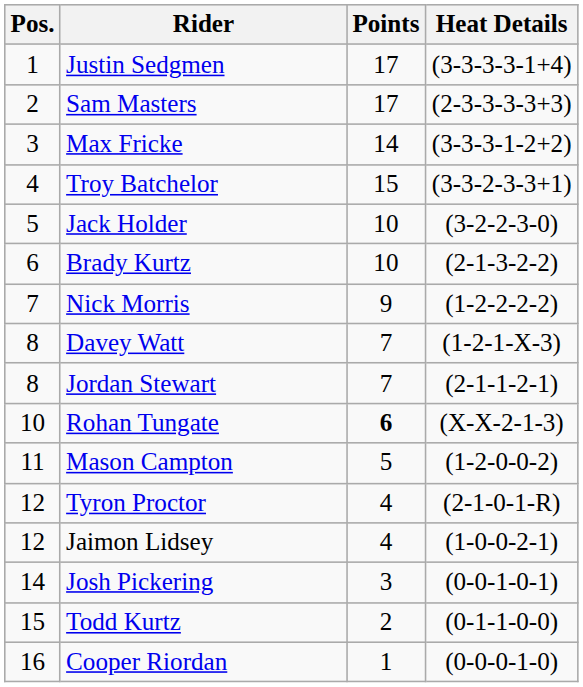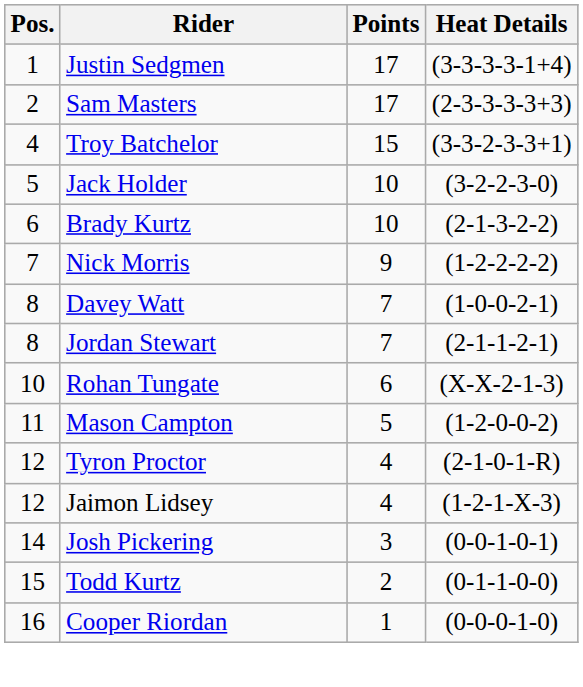- row: (124, 143)
(502, 343) (1-2-1-X-3) -> (502, 303) (1-0-0-2-1)
(386, 422) bold -> (386, 382) normal
(502, 542) (1-0-0-2-1) -> (502, 502) (1-2-1-X-3)
